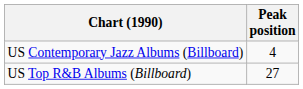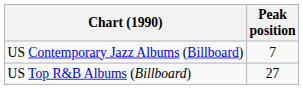(273, 52) 4 -> (273, 52) 7
